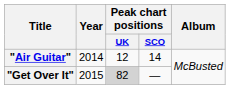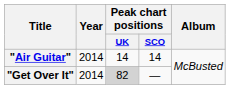(122, 57) 12 -> (122, 57) 14
(91, 75) 2015 -> (91, 75) 2014
